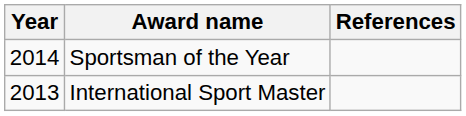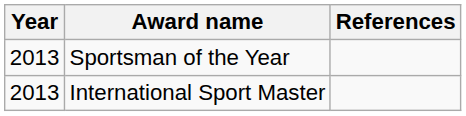(35, 57) 2014 -> (35, 57) 2013
